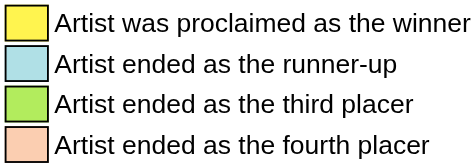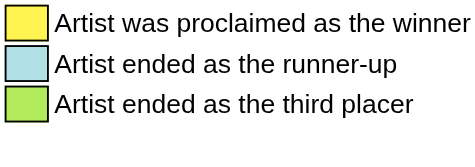- row: (242, 145)
